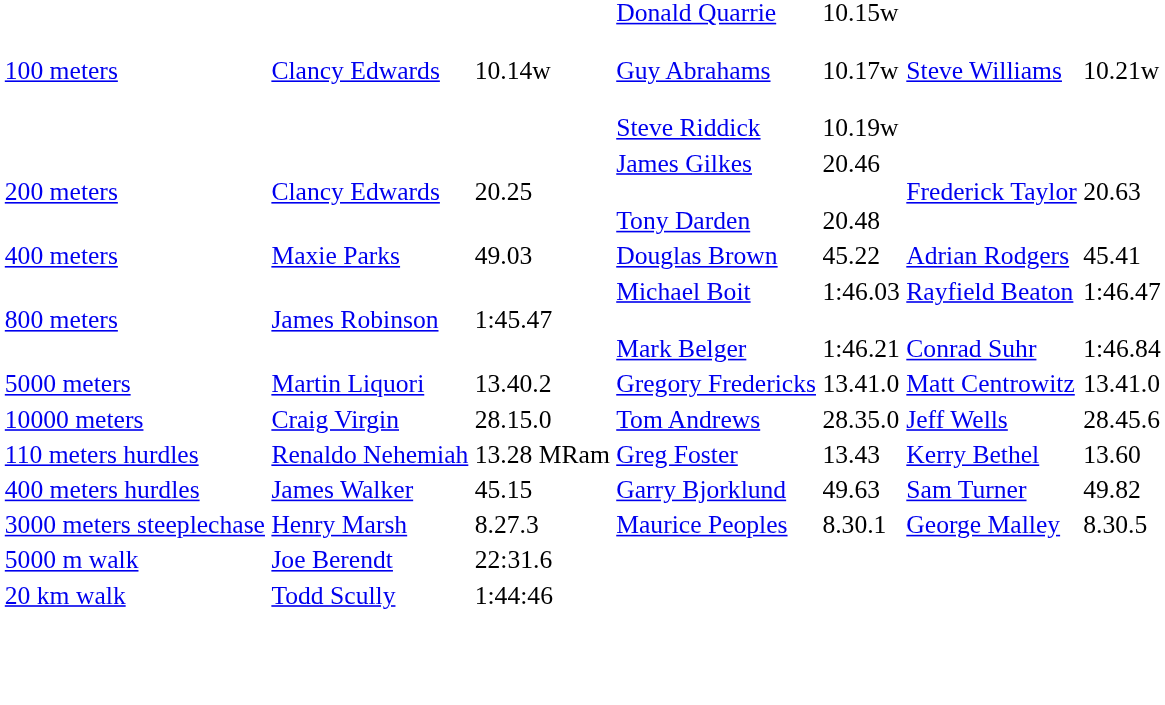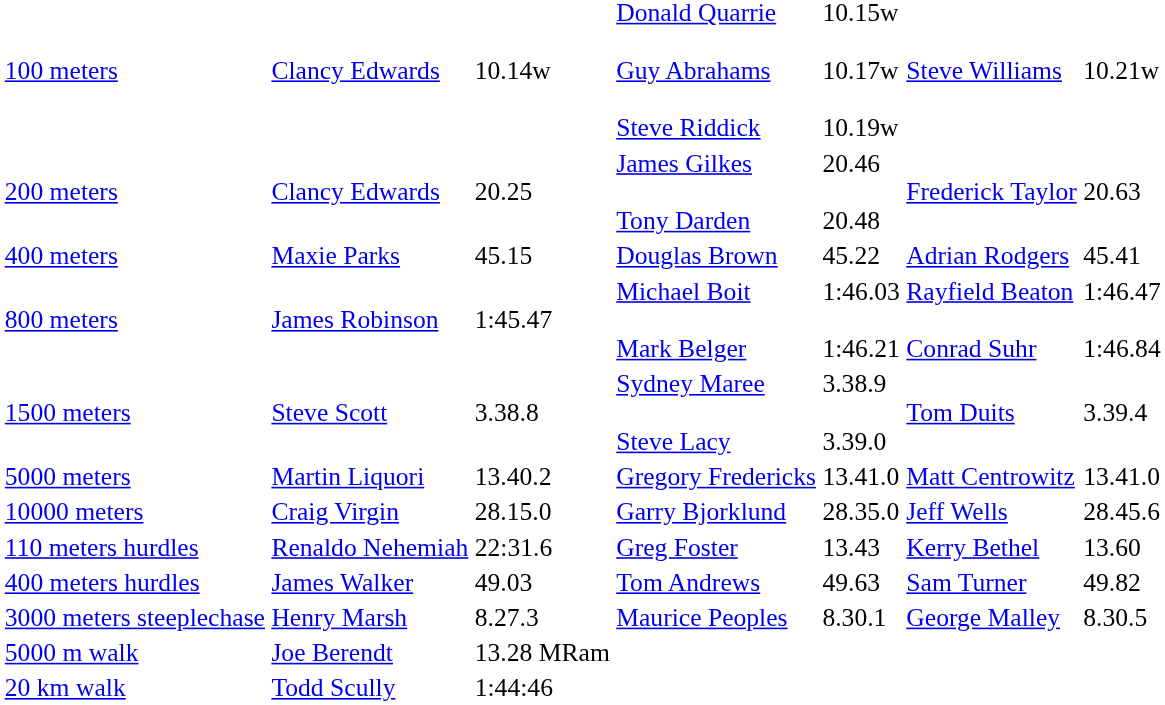(504, 256) 49.03 -> (504, 256) 45.15
+ row: (68, 412)
(688, 419) Tom Andrews -> (701, 512) Garry Bjorklund
(542, 454) 13.28 MRam -> (513, 547) 22:31.6
(504, 489) 45.15 -> (504, 582) 49.03
(701, 489) Garry Bjorklund -> (688, 582) Tom Andrews
(513, 560) 22:31.6 -> (542, 652) 13.28 MRam
